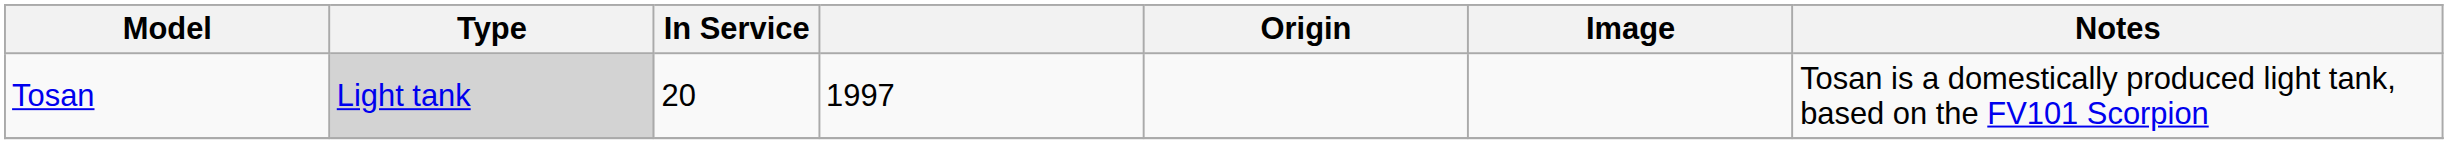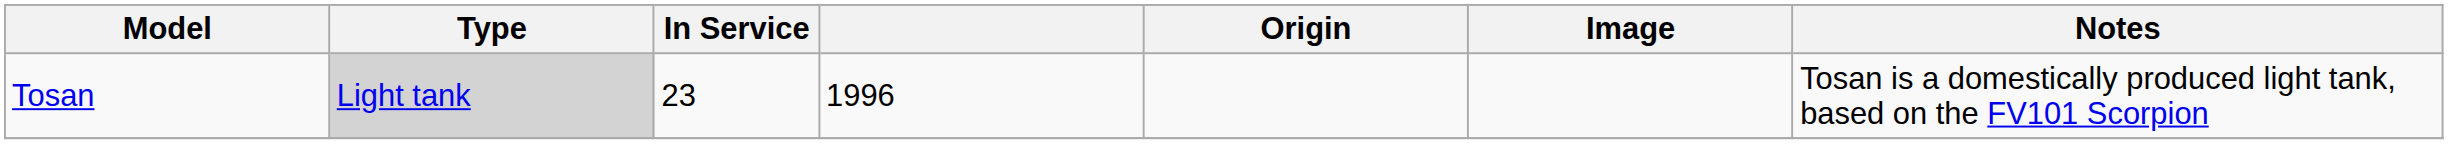(679, 95) 20 -> (679, 95) 23
(860, 95) 1997 -> (860, 95) 1996
